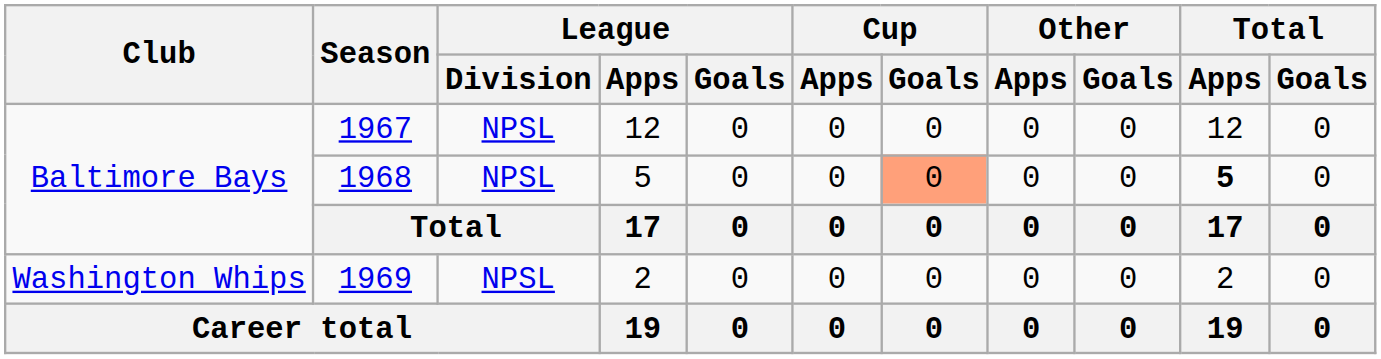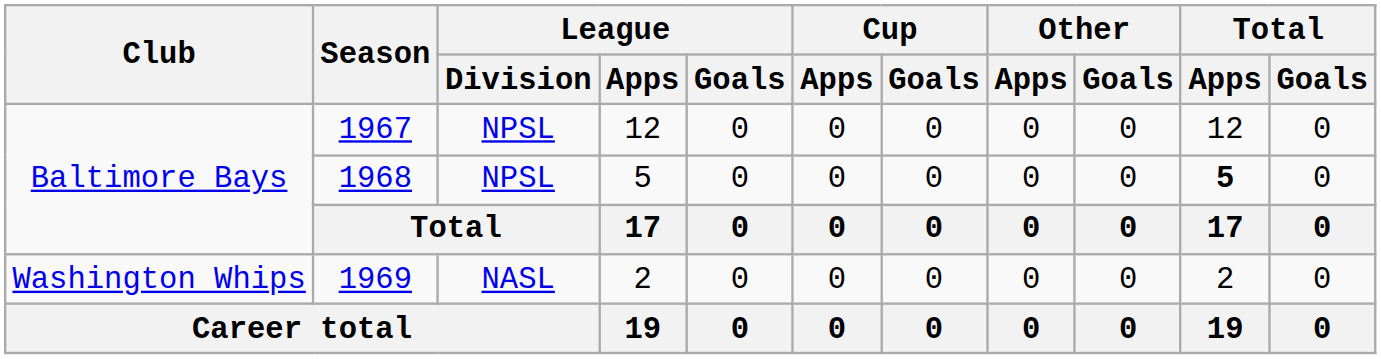(934, 179) lightsalmon background -> (934, 179) no background
(518, 279) NPSL -> (518, 279) NASL
